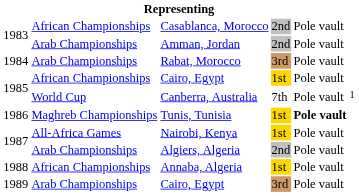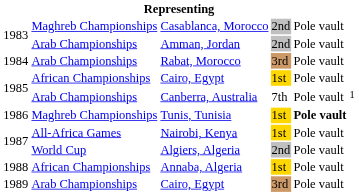(91, 26) African Championships -> (94, 26) Maghreb Championships
(59, 96) World Cup -> (84, 96) Arab Championships
(84, 150) Arab Championships -> (59, 150) World Cup
